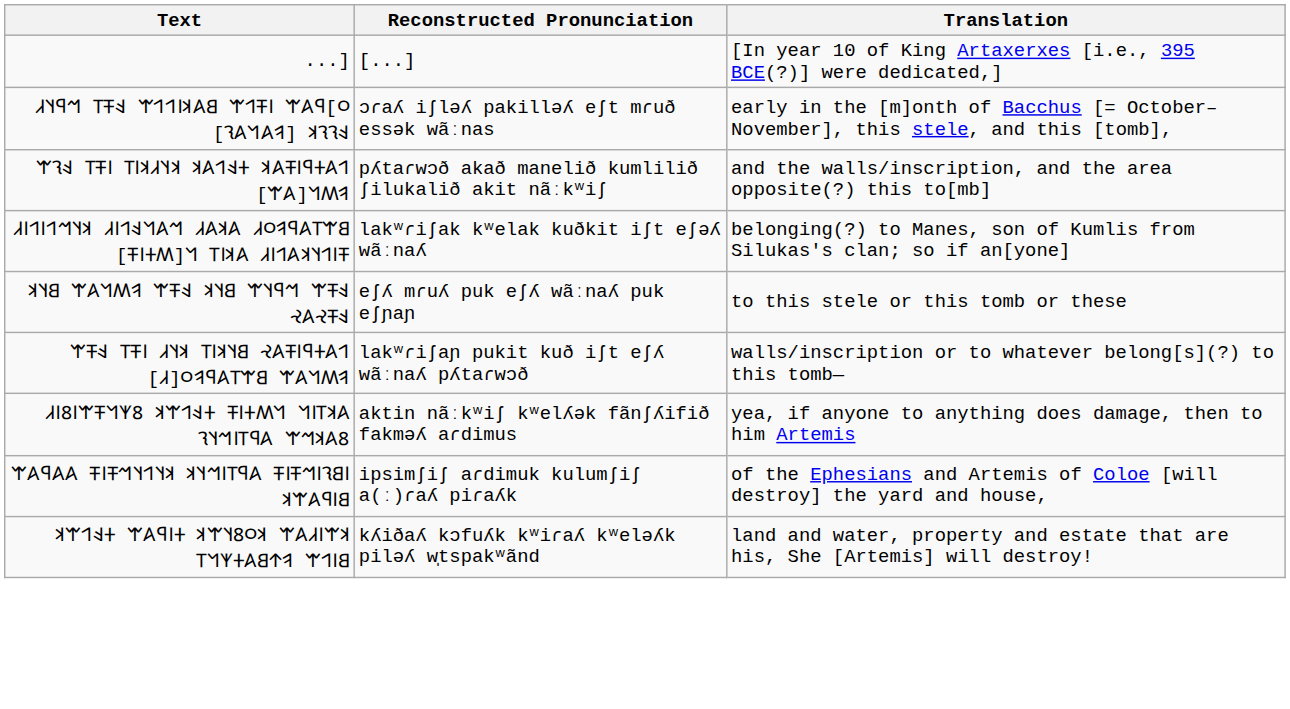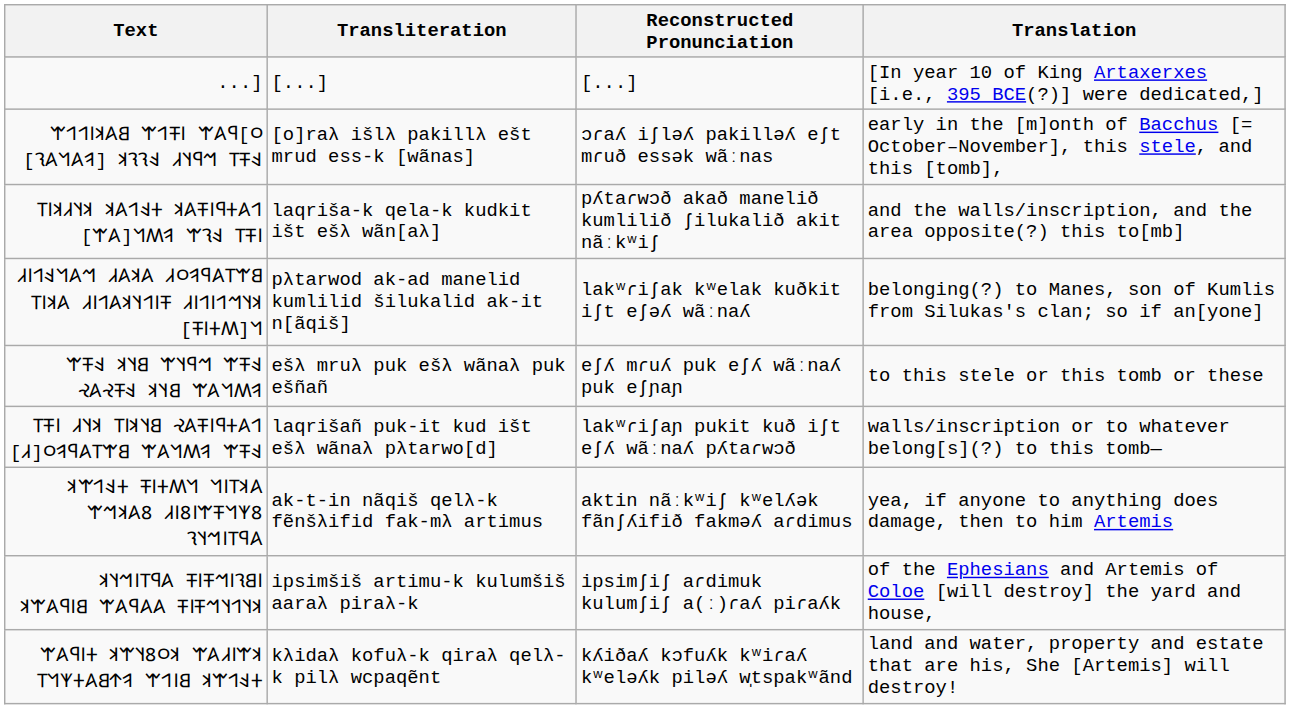+ column: (422, 31)
